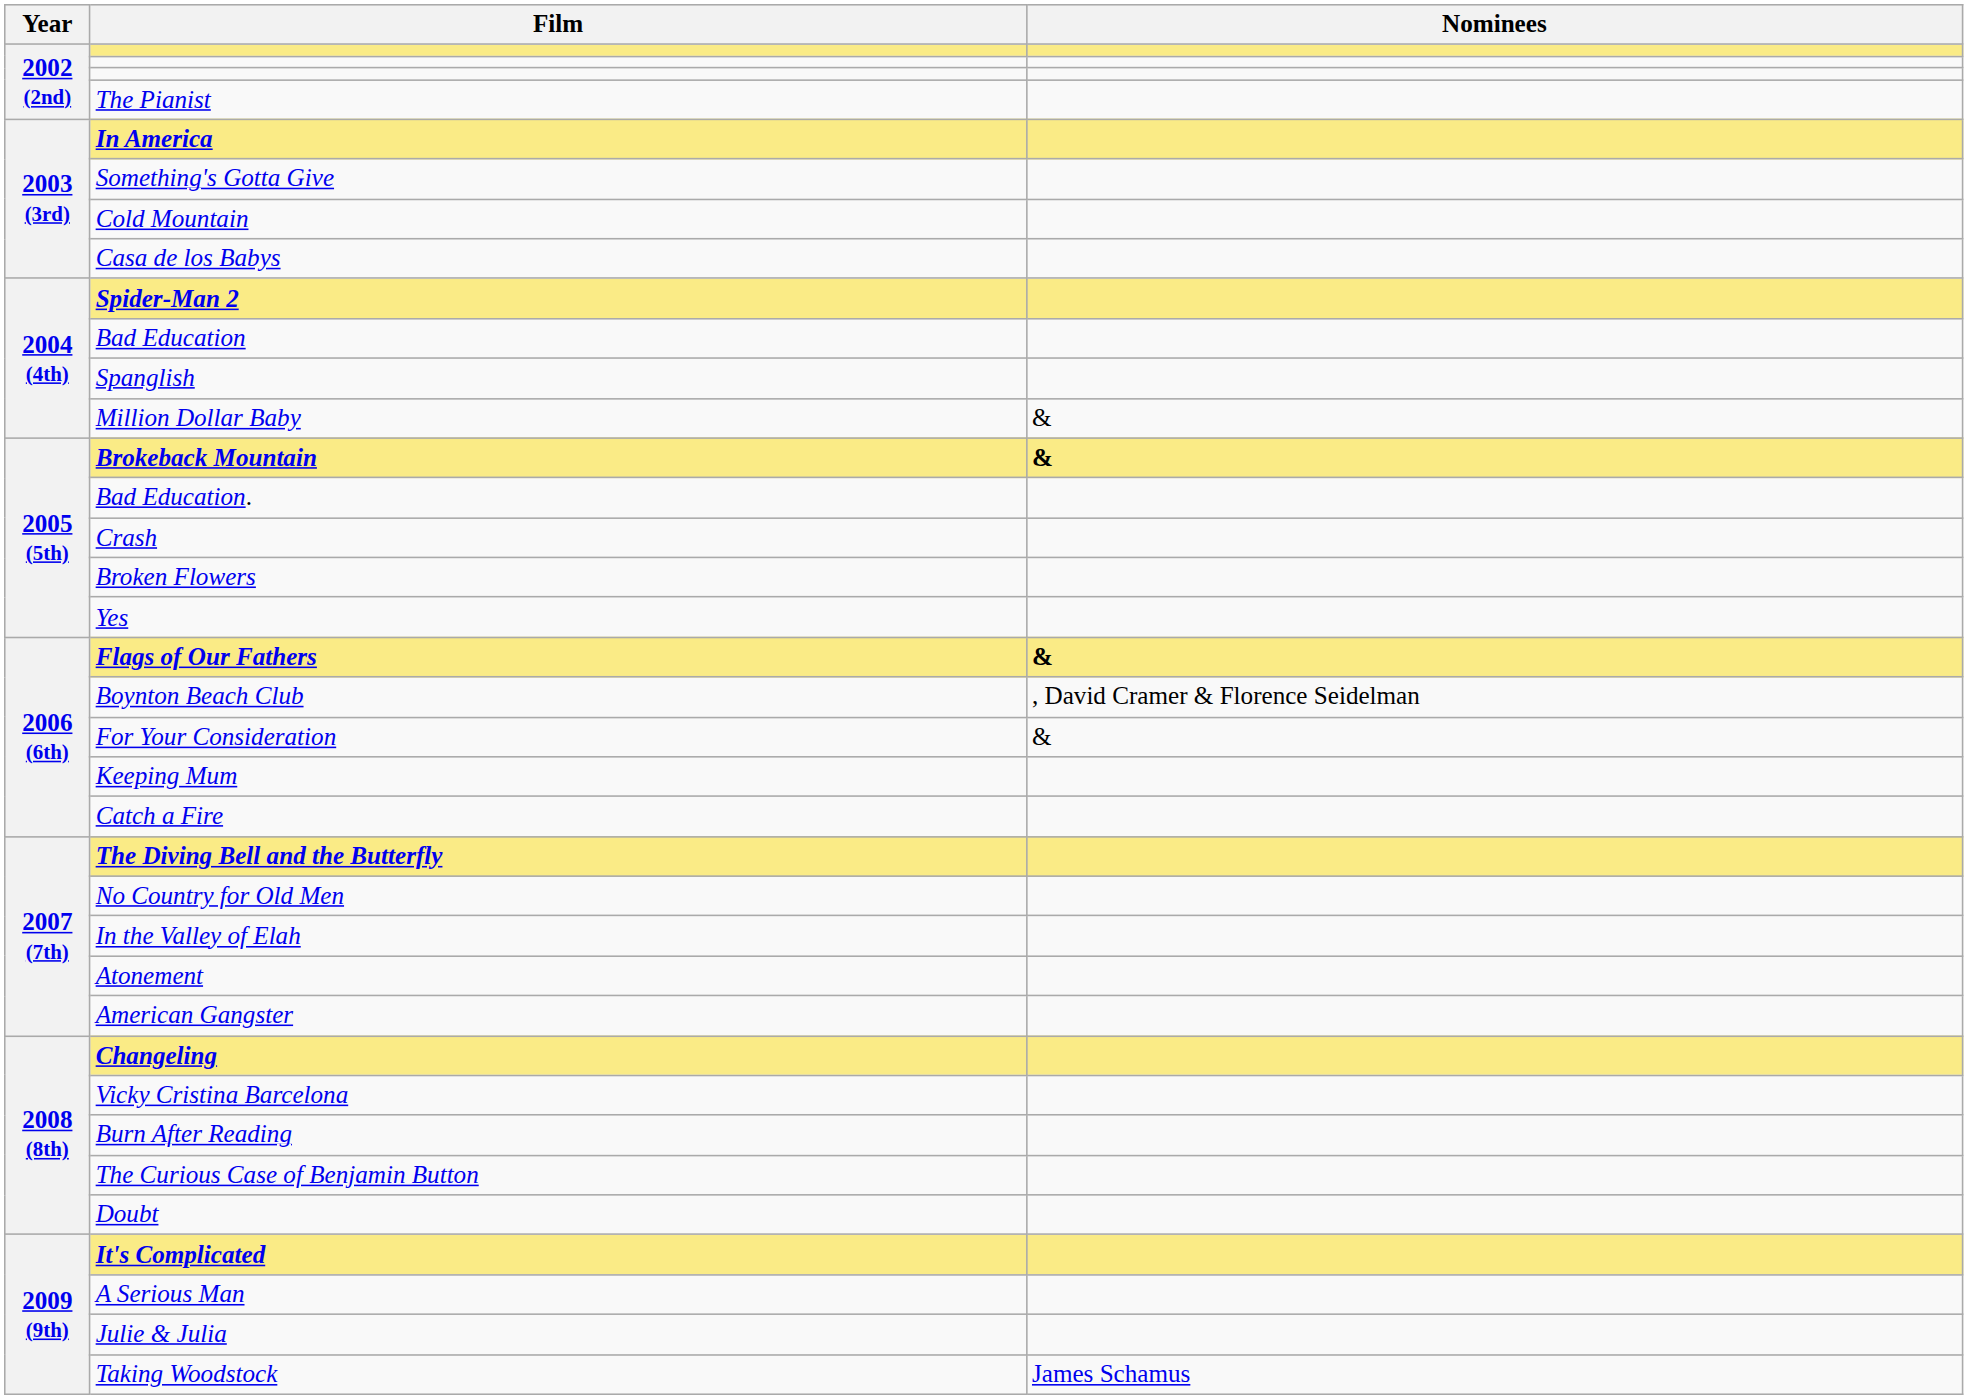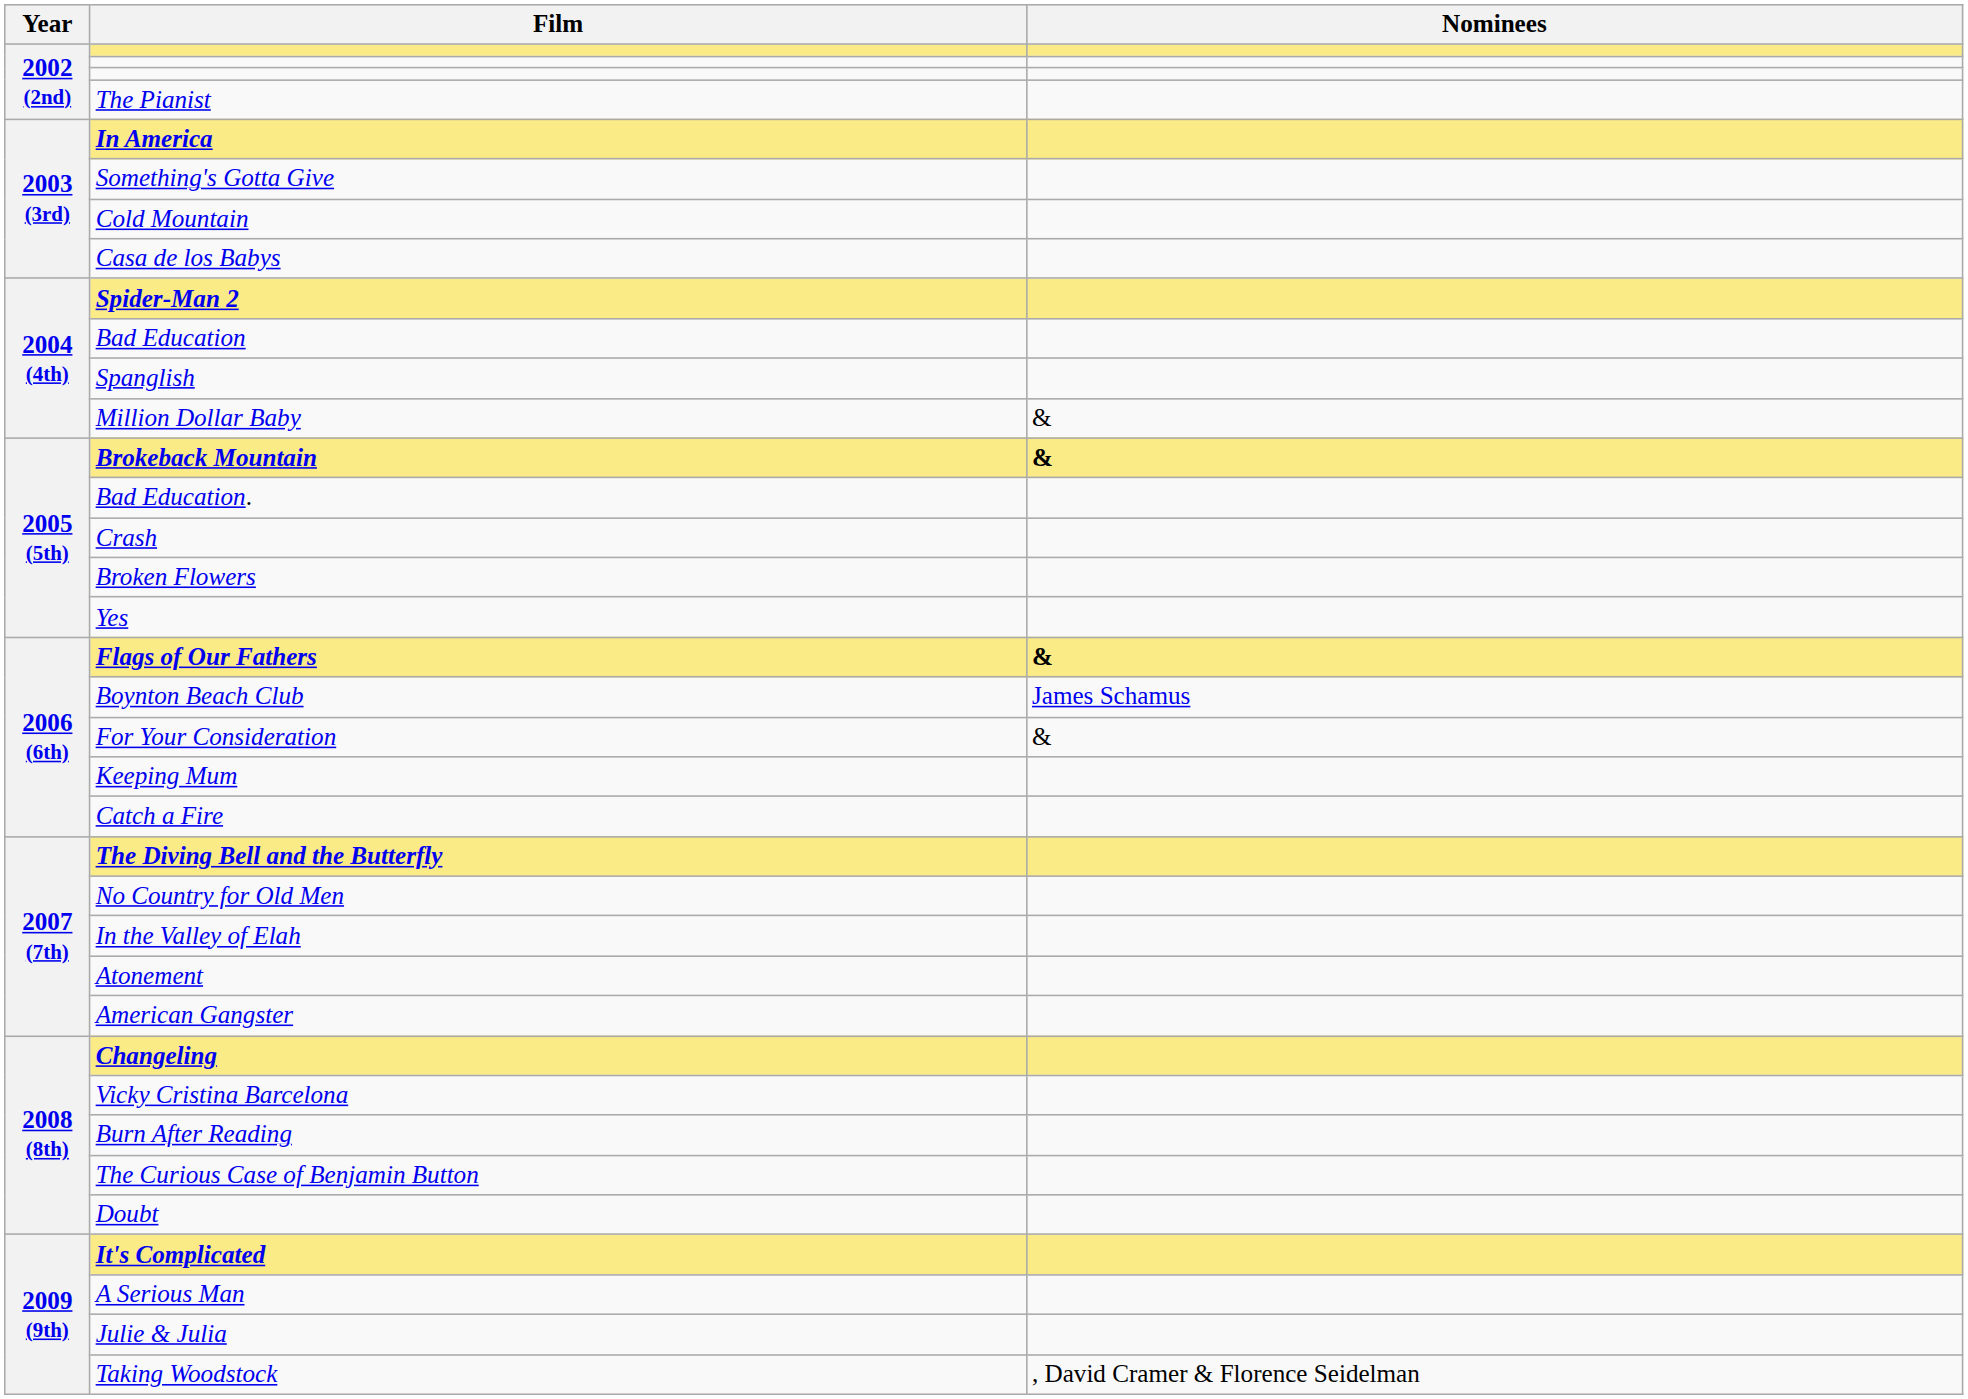(1226, 696) , David Cramer & Florence Seidelman -> (1111, 696) James Schamus
(1111, 1373) James Schamus -> (1226, 1373) , David Cramer & Florence Seidelman
